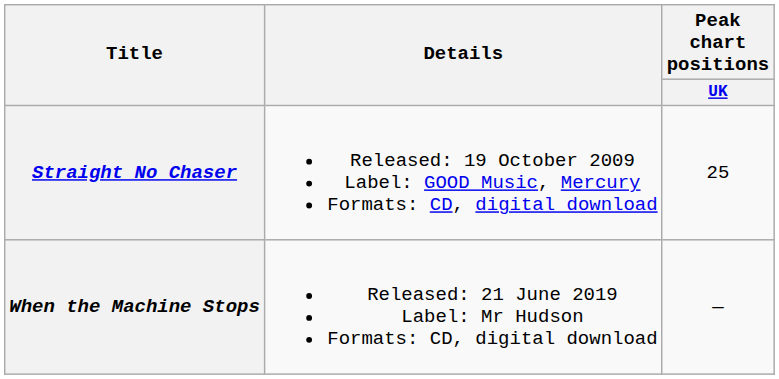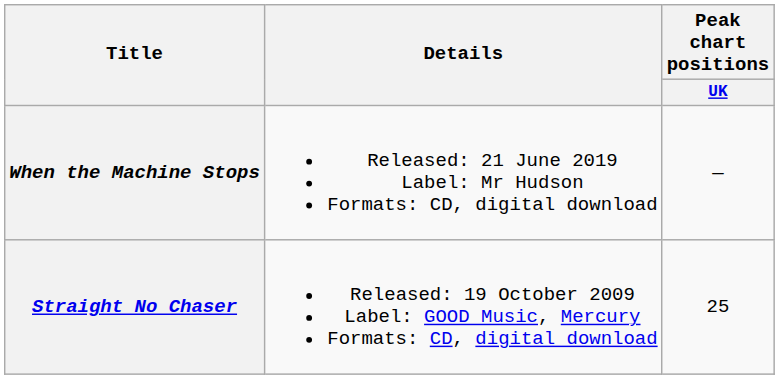rows swapped: (135, 172) <-> (135, 307)
